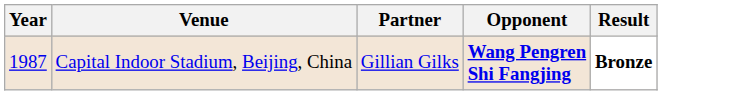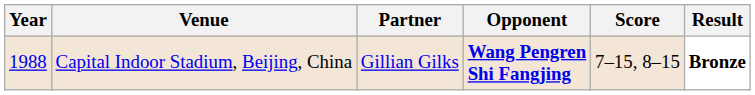+ column: (637, 20)
(28, 62) 1987 -> (28, 62) 1988
